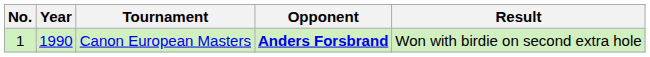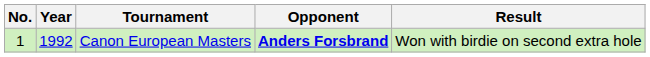(56, 40) 1990 -> (56, 40) 1992
